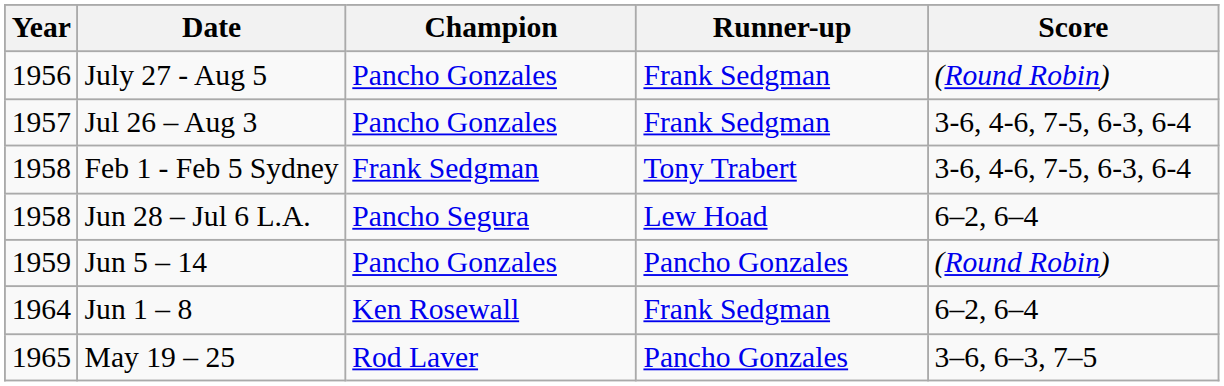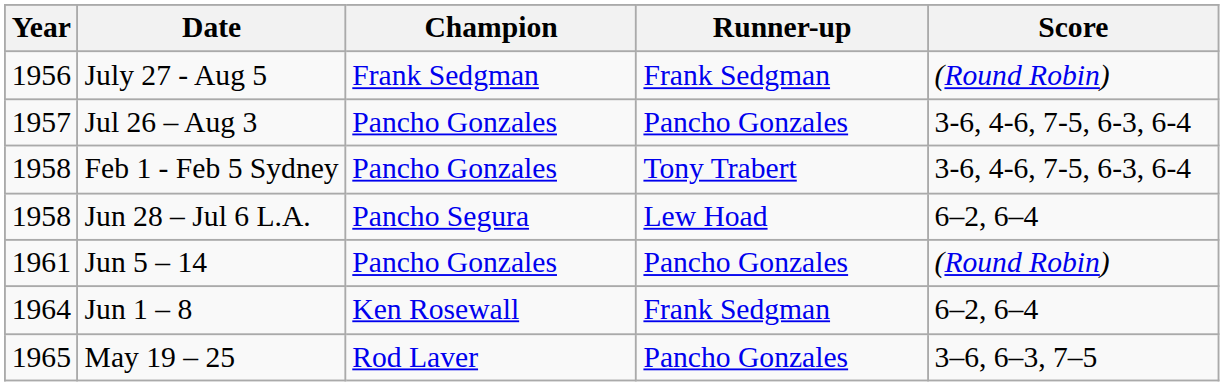(455, 74) Pancho Gonzales -> (446, 74) Frank Sedgman
(737, 121) Frank Sedgman -> (746, 121) Pancho Gonzales
(446, 168) Frank Sedgman -> (455, 168) Pancho Gonzales
(41, 262) 1959 -> (41, 262) 1961
